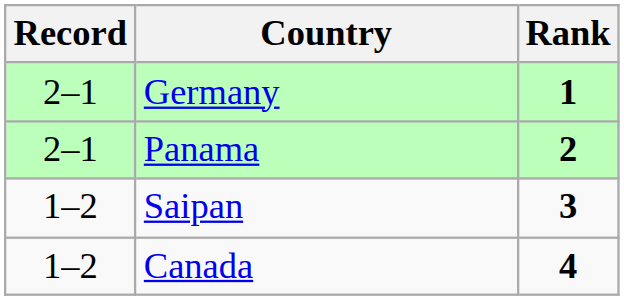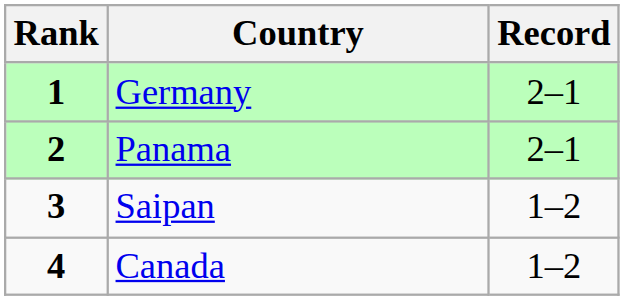columns swapped: (568, 33) <-> (70, 33)
